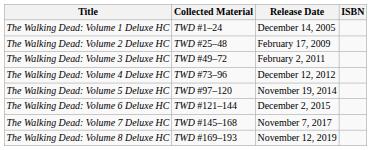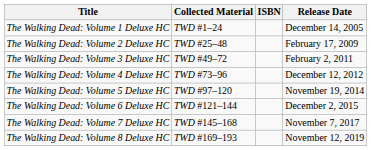columns swapped: (297, 12) <-> (353, 12)
